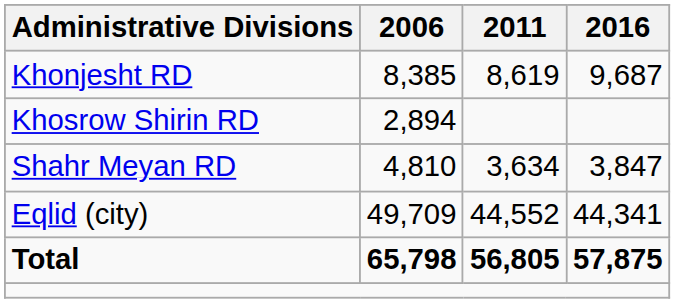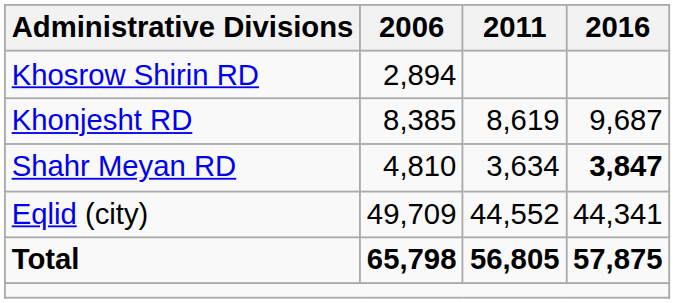rows swapped: (102, 74) <-> (135, 120)
(626, 167) normal -> (626, 167) bold
